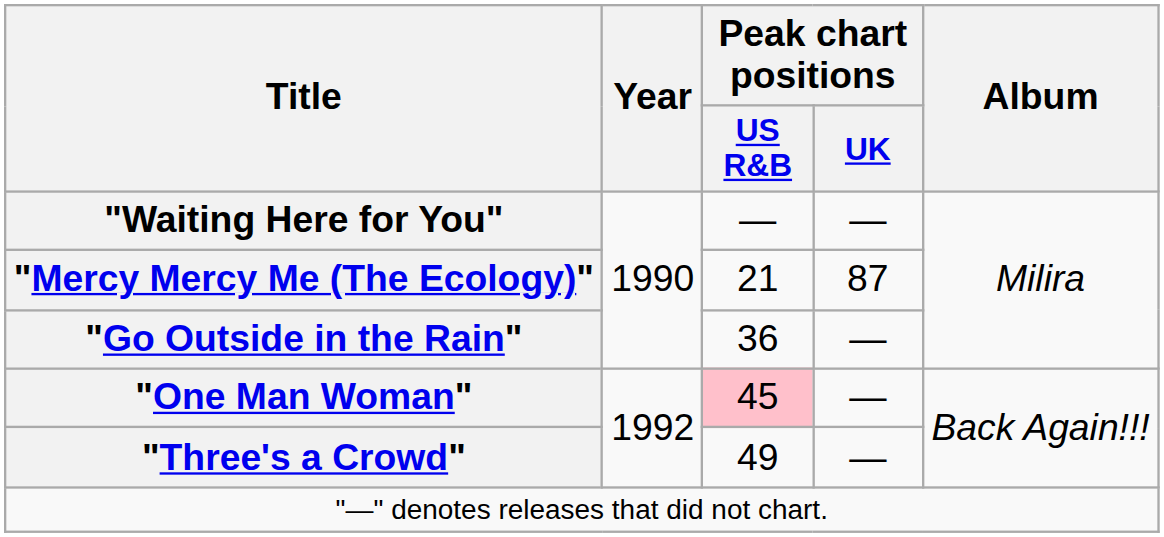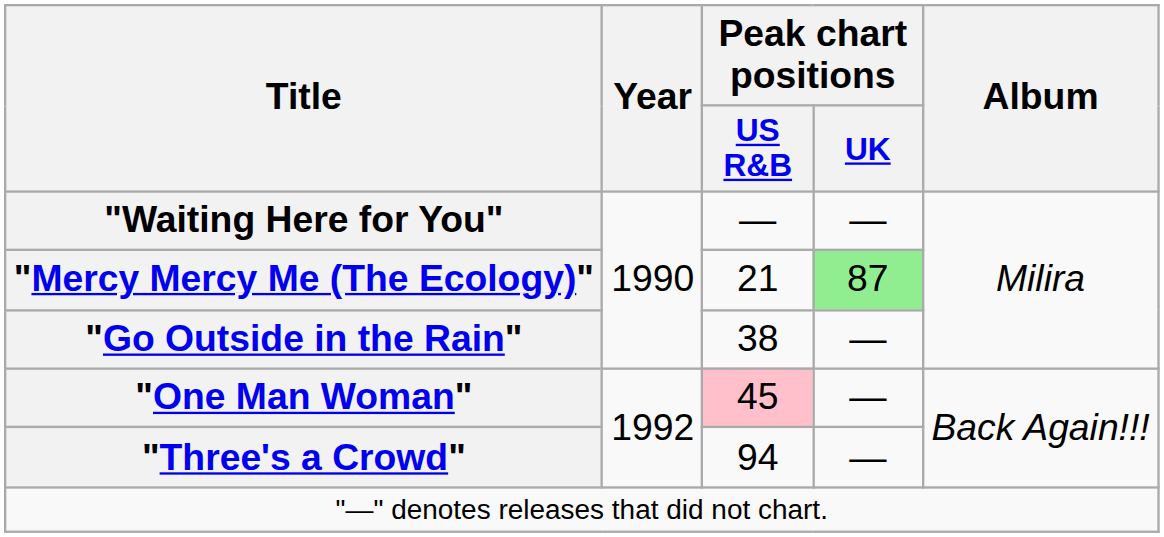(868, 279) no background -> (868, 279) lightgreen background
(758, 338) 36 -> (758, 338) 38
(758, 456) 49 -> (758, 456) 94
